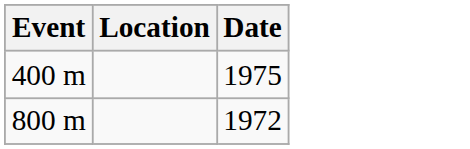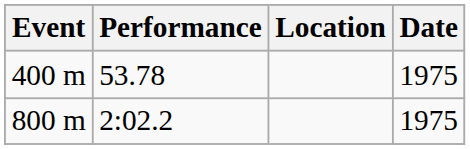+ column: (180, 27)
(253, 120) 1972 -> (429, 120) 1975
